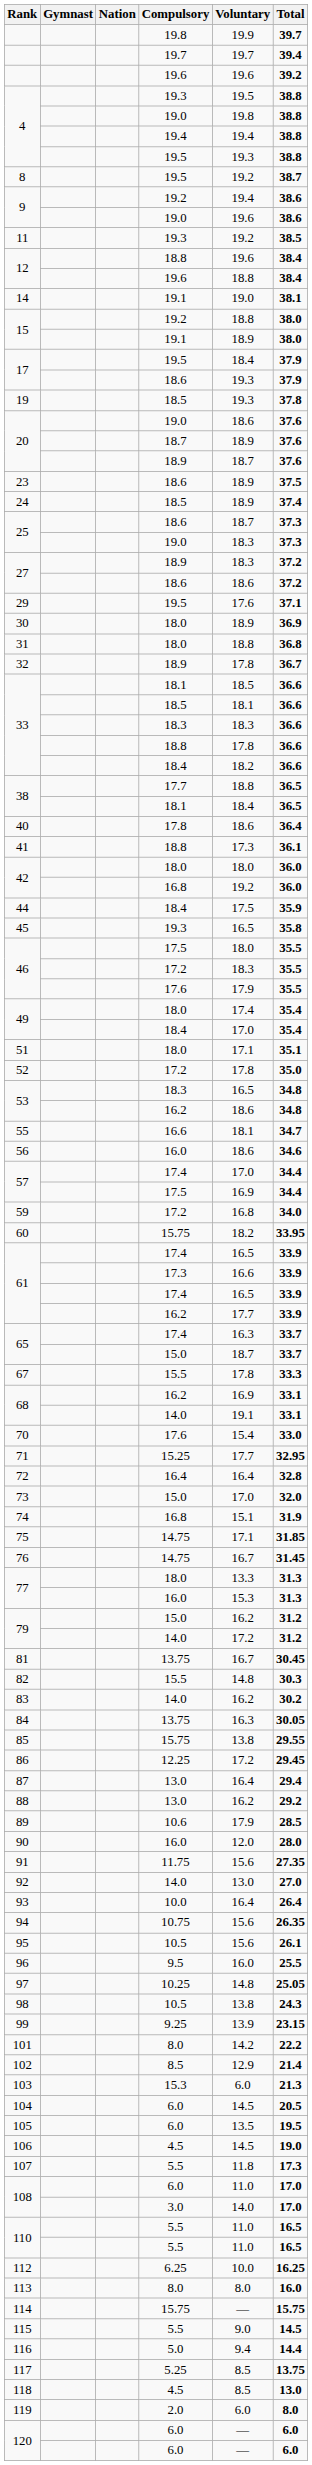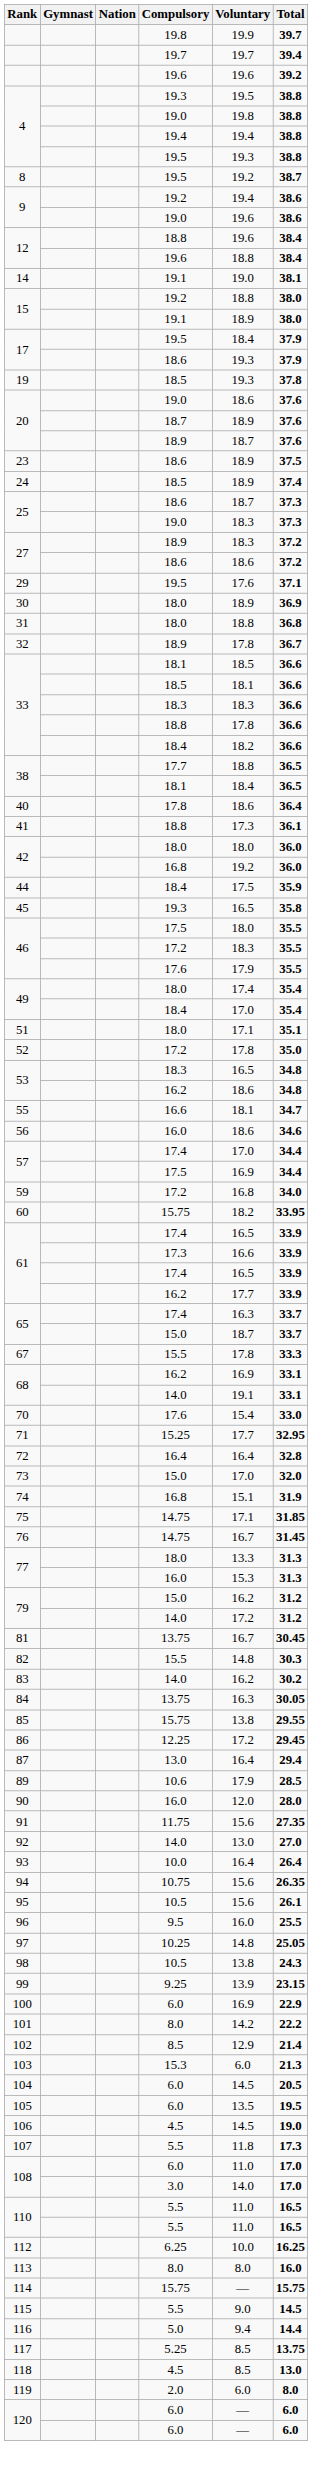- row: (22, 237)
- row: (22, 1801)
+ row: (22, 2004)
